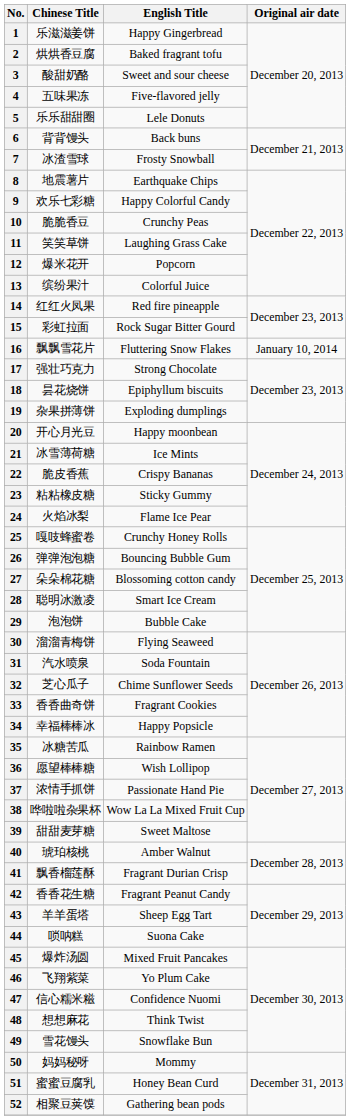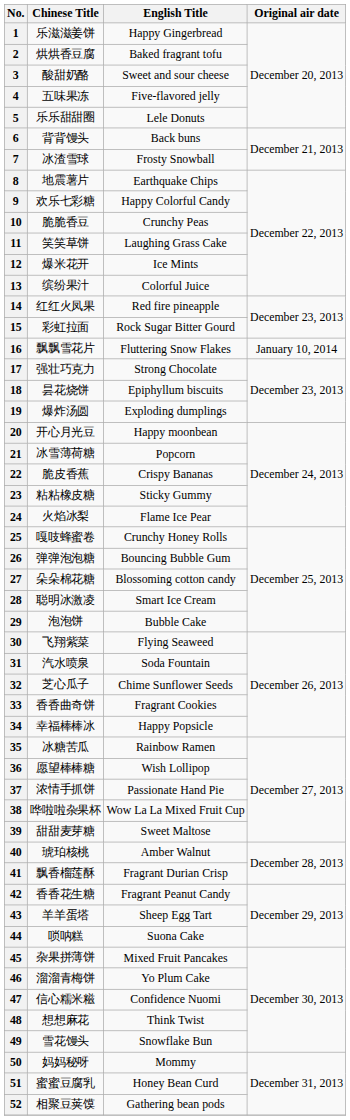(176, 264) Popcorn -> (176, 264) Ice Mints
(66, 411) 杂果拼薄饼 -> (66, 411) 爆炸汤圆
(176, 453) Ice Mints -> (176, 453) Popcorn
(66, 642) 溜溜青梅饼 -> (66, 642) 飞翔紫菜
(66, 957) 爆炸汤圆 -> (66, 957) 杂果拼薄饼
(66, 978) 飞翔紫菜 -> (66, 978) 溜溜青梅饼
